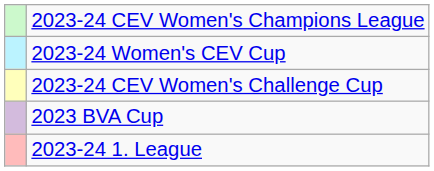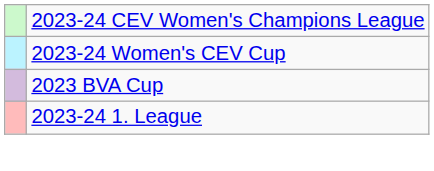- row: (207, 85)
